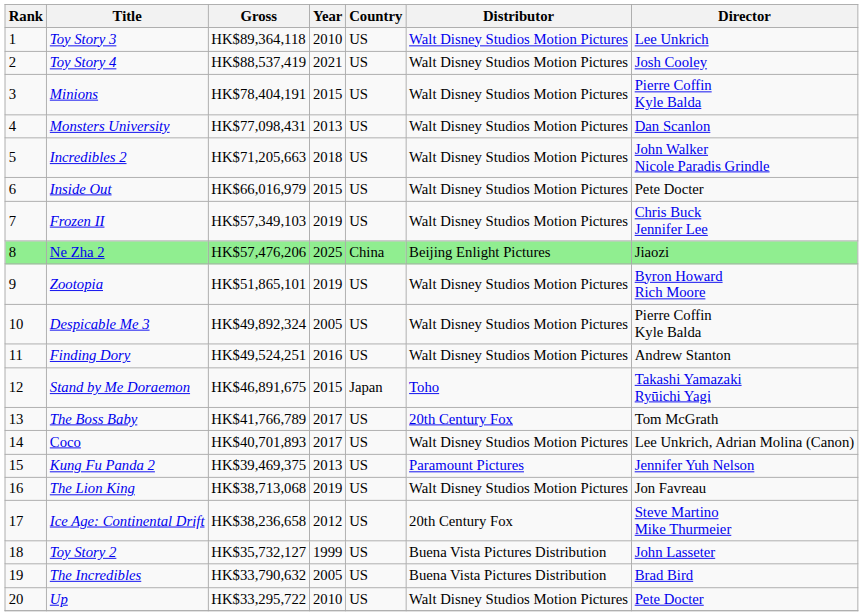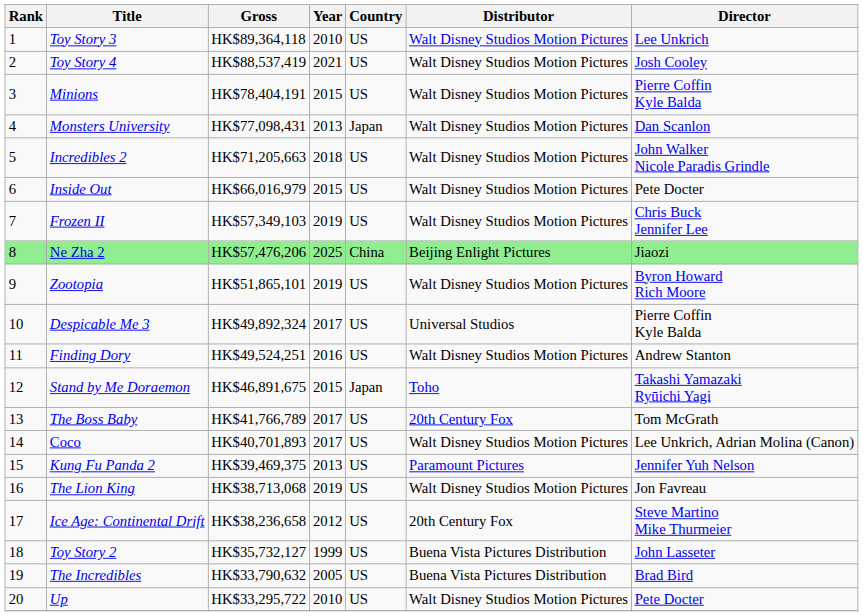(359, 126) US -> (366, 126) Japan
(328, 324) 2005 -> (328, 324) 2017
(519, 324) Walt Disney Studios Motion Pictures -> (462, 324) Universal Studios
